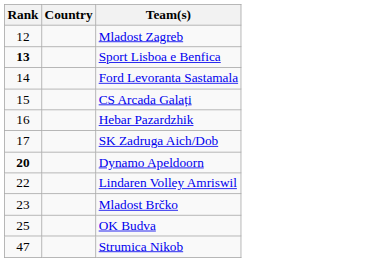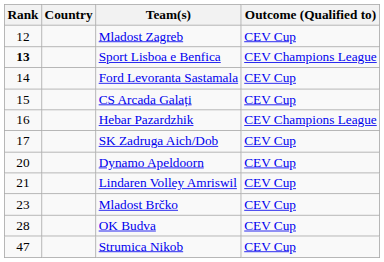+ column: (310, 15)
(23, 162) bold -> (23, 162) normal
(23, 183) 22 -> (23, 183) 21
(23, 225) 25 -> (23, 225) 28
